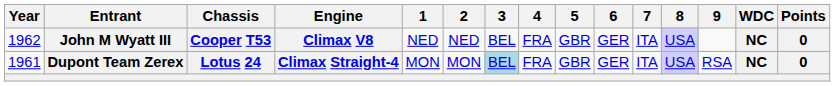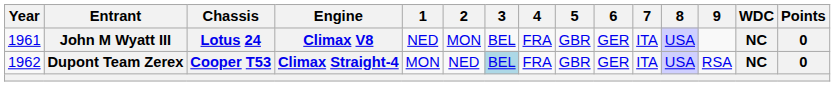(24, 40) 1962 -> (24, 40) 1961
(231, 40) Cooper T53 -> (231, 40) Lotus 24
(464, 40) NED -> (464, 40) MON
(24, 63) 1961 -> (24, 63) 1962
(231, 63) Lotus 24 -> (231, 63) Cooper T53
(464, 63) MON -> (464, 63) NED
